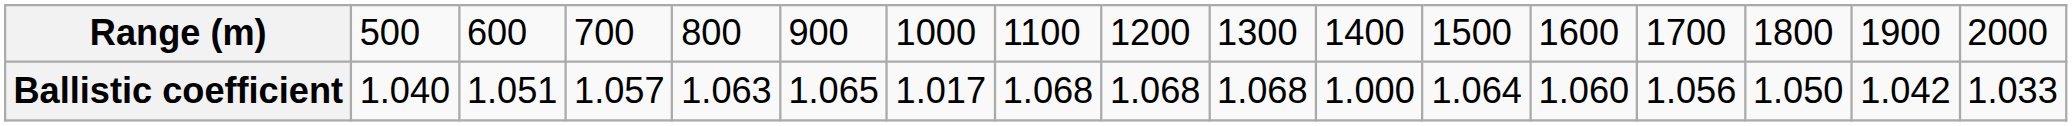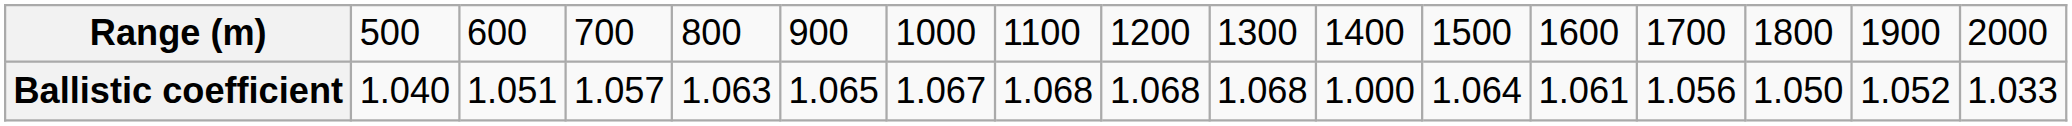(941, 90) 1.017 -> (941, 90) 1.067
(1584, 90) 1.060 -> (1584, 90) 1.061
(1905, 90) 1.042 -> (1905, 90) 1.052
